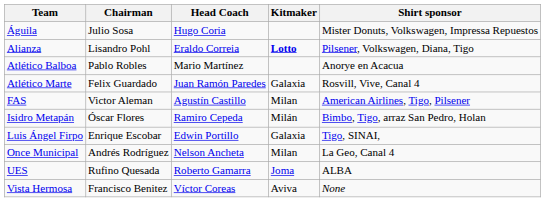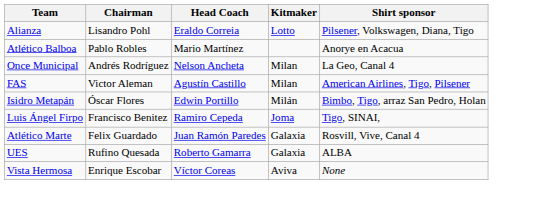- row: (22, 30)
(284, 48) bold -> (283, 30) normal
rows swapped: (39, 83) <-> (43, 153)
(208, 118) Ramiro Cepeda -> (206, 100) Edwin Portillo
(125, 135) Enrique Escobar -> (128, 118) Francisco Benitez
(206, 135) Edwin Portillo -> (208, 118) Ramiro Cepeda
(288, 135) Galaxia -> (282, 118) Joma
(282, 170) Joma -> (288, 153) Galaxia
(128, 188) Francisco Benitez -> (125, 170) Enrique Escobar
